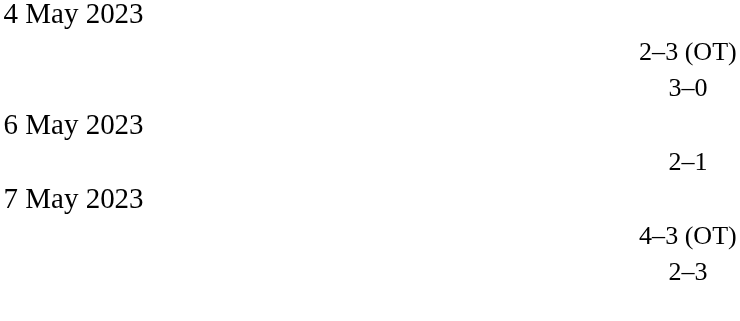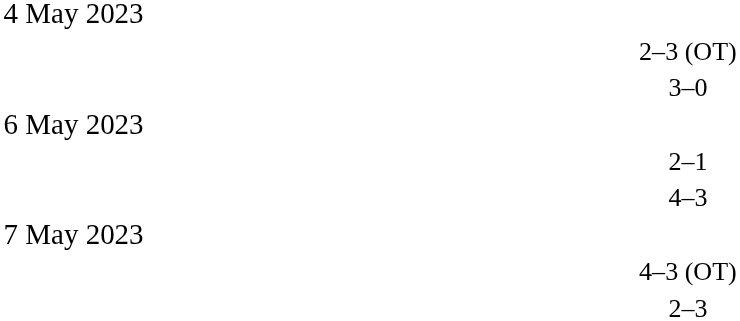+ row: (286, 198)
